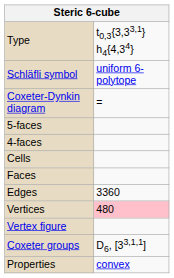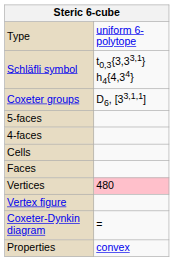(121, 41) t0,3{3,33,1} h4{4,34} -> (120, 36) uniform 6-polytope
(120, 74) uniform 6-polytope -> (121, 70) t0,3{3,33,1} h4{4,34}
rows swapped: (43, 103) <-> (43, 245)
- row: (22, 192)
